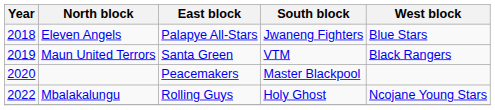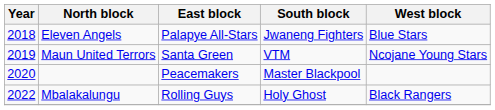(410, 54) Black Rangers -> (428, 54) Ncojane Young Stars
(428, 94) Ncojane Young Stars -> (410, 94) Black Rangers
